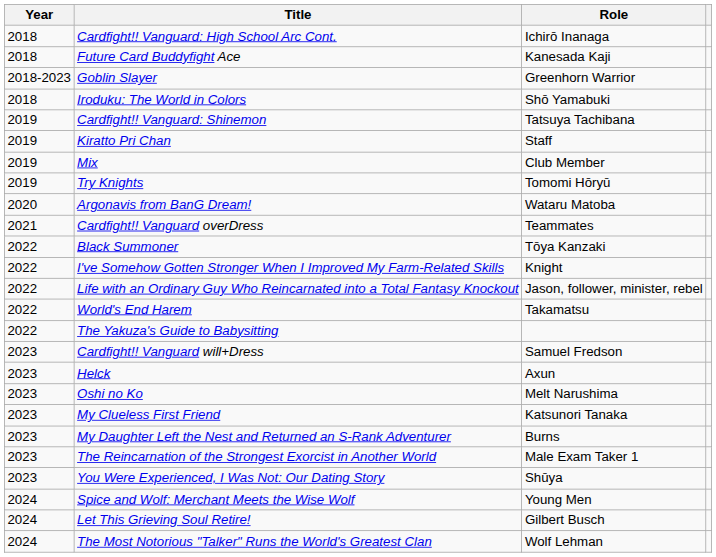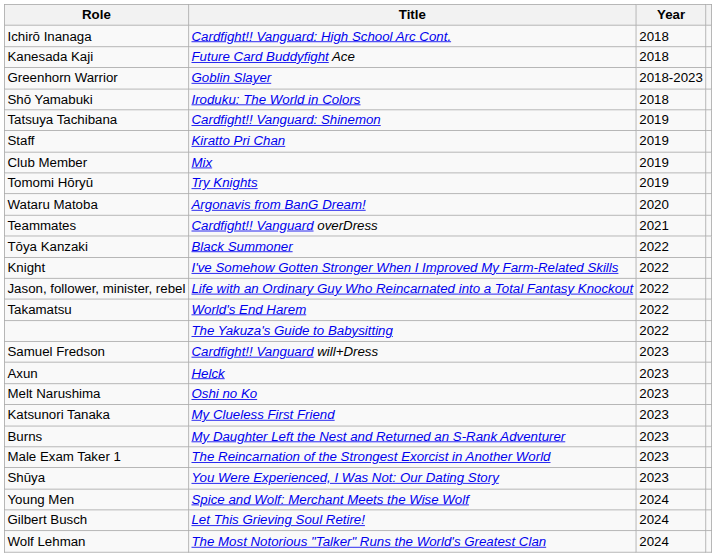columns swapped: (39, 15) <-> (614, 15)
